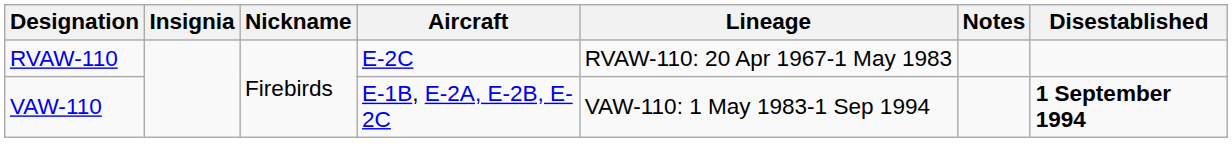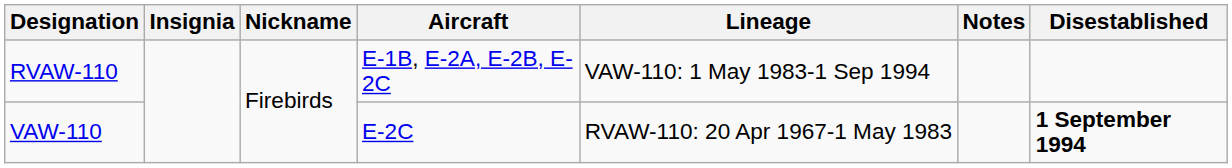(388, 58) E-2C -> (467, 70) E-1B, E-2A, E-2B, E-2C
(768, 58) RVAW-110: 20 Apr 1967-1 May 1983 -> (757, 70) VAW-110: 1 May 1983-1 Sep 1994
(467, 106) E-1B, E-2A, E-2B, E-2C -> (388, 132) E-2C
(757, 106) VAW-110: 1 May 1983-1 Sep 1994 -> (768, 132) RVAW-110: 20 Apr 1967-1 May 1983
